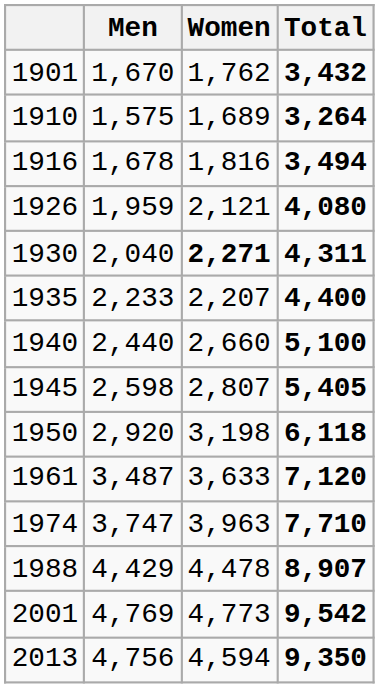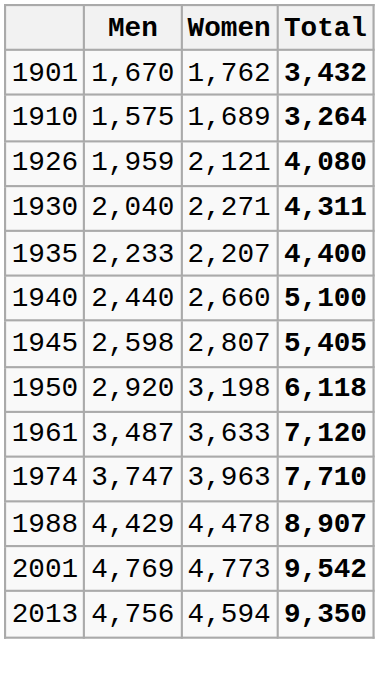- row: (45, 163)
(229, 253) bold -> (229, 208) normal
